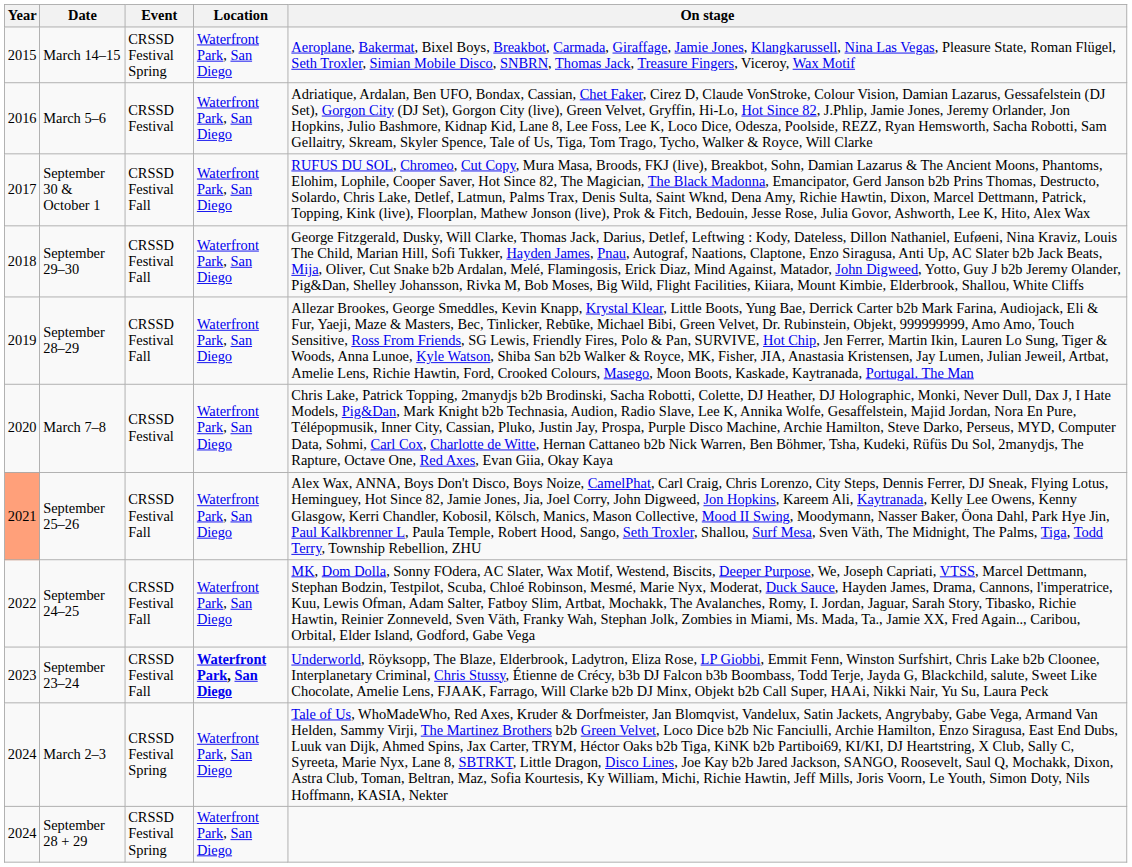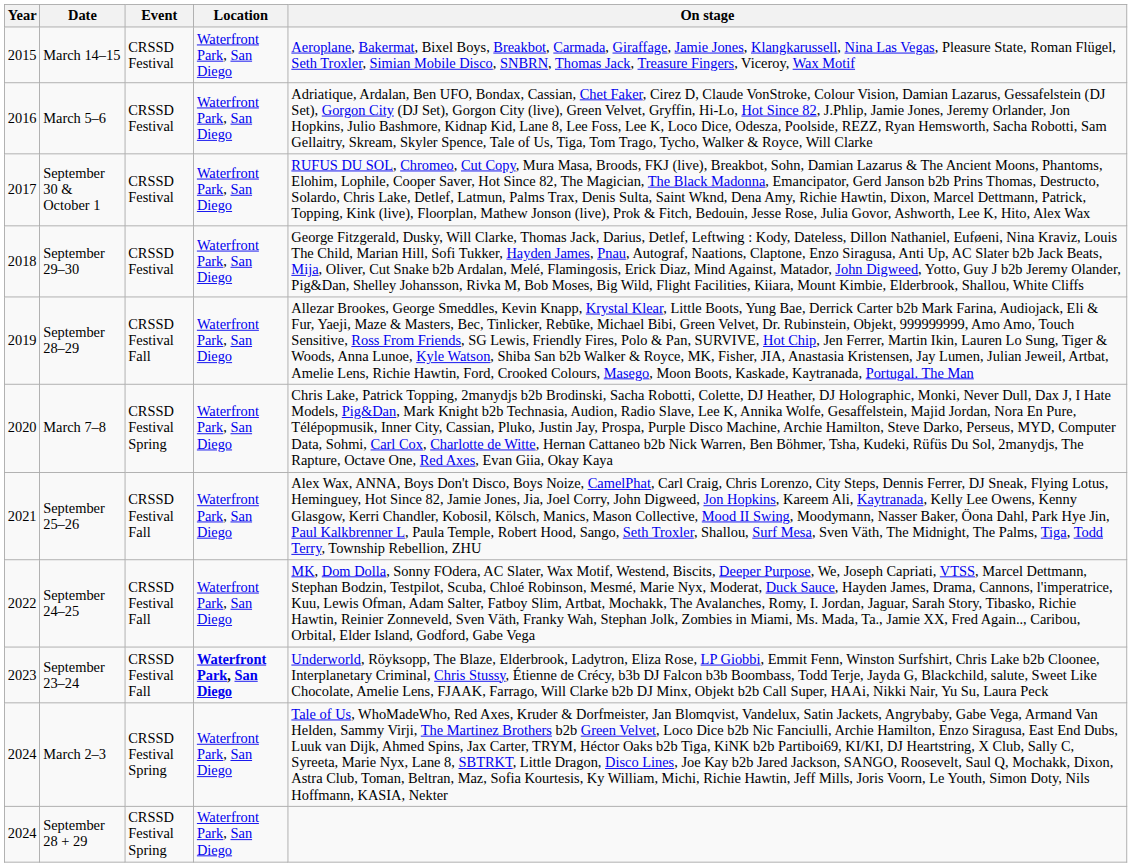(151, 54) CRSSD Festival Spring -> (151, 54) CRSSD Festival
(151, 189) CRSSD Festival Fall -> (151, 189) CRSSD Festival
(151, 261) CRSSD Festival Fall -> (151, 261) CRSSD Festival
(151, 428) CRSSD Festival -> (151, 428) CRSSD Festival Spring
(22, 515) lightsalmon background -> (22, 515) no background
